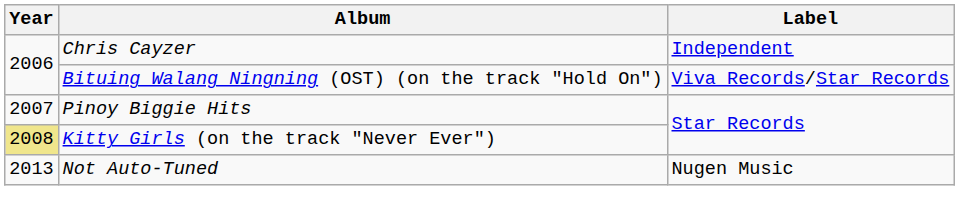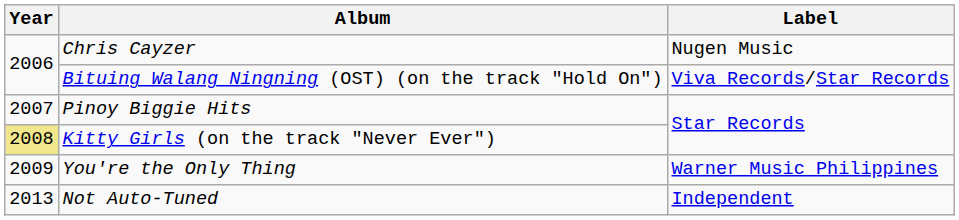(733, 50) Independent -> (733, 50) Nugen Music
+ row: (179, 170)
(733, 170) Nugen Music -> (733, 199) Independent
